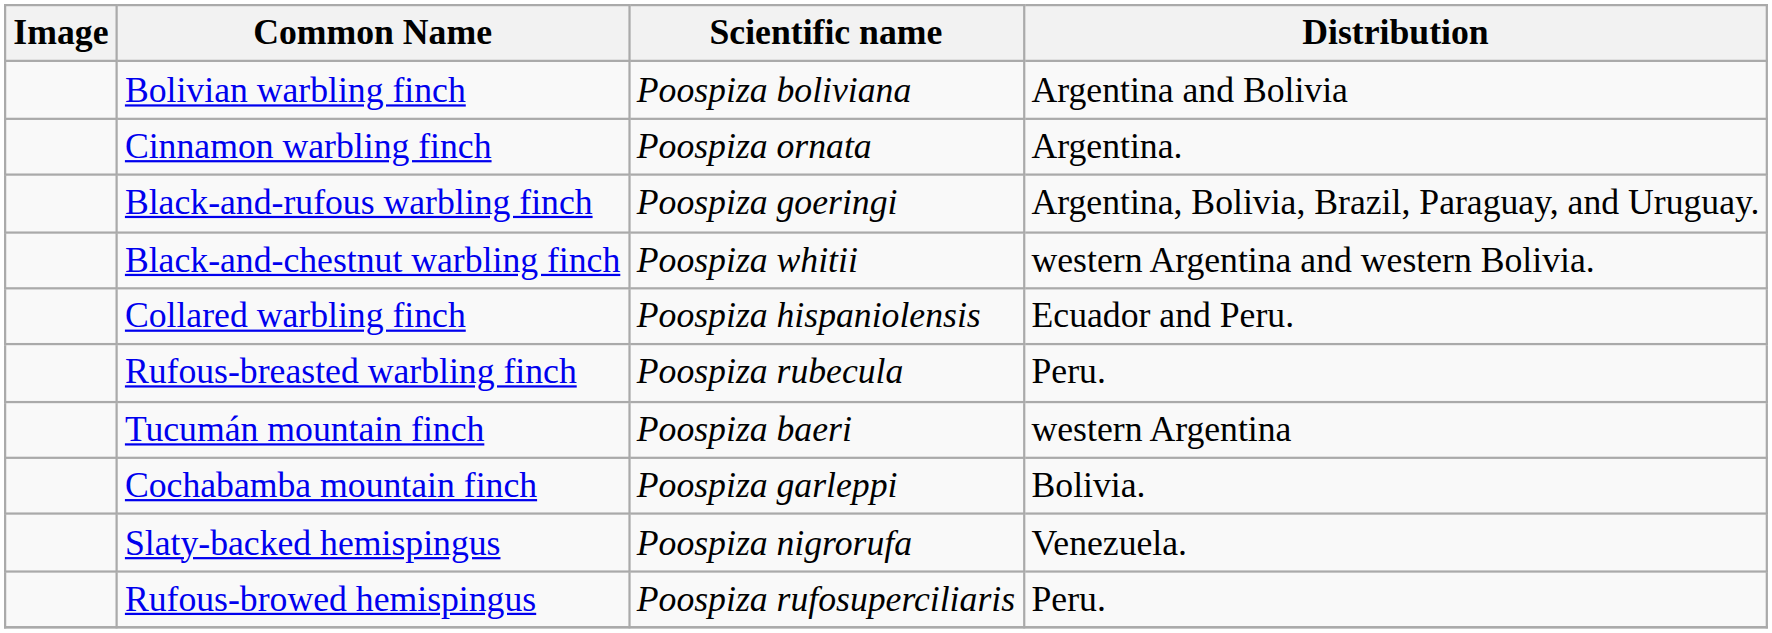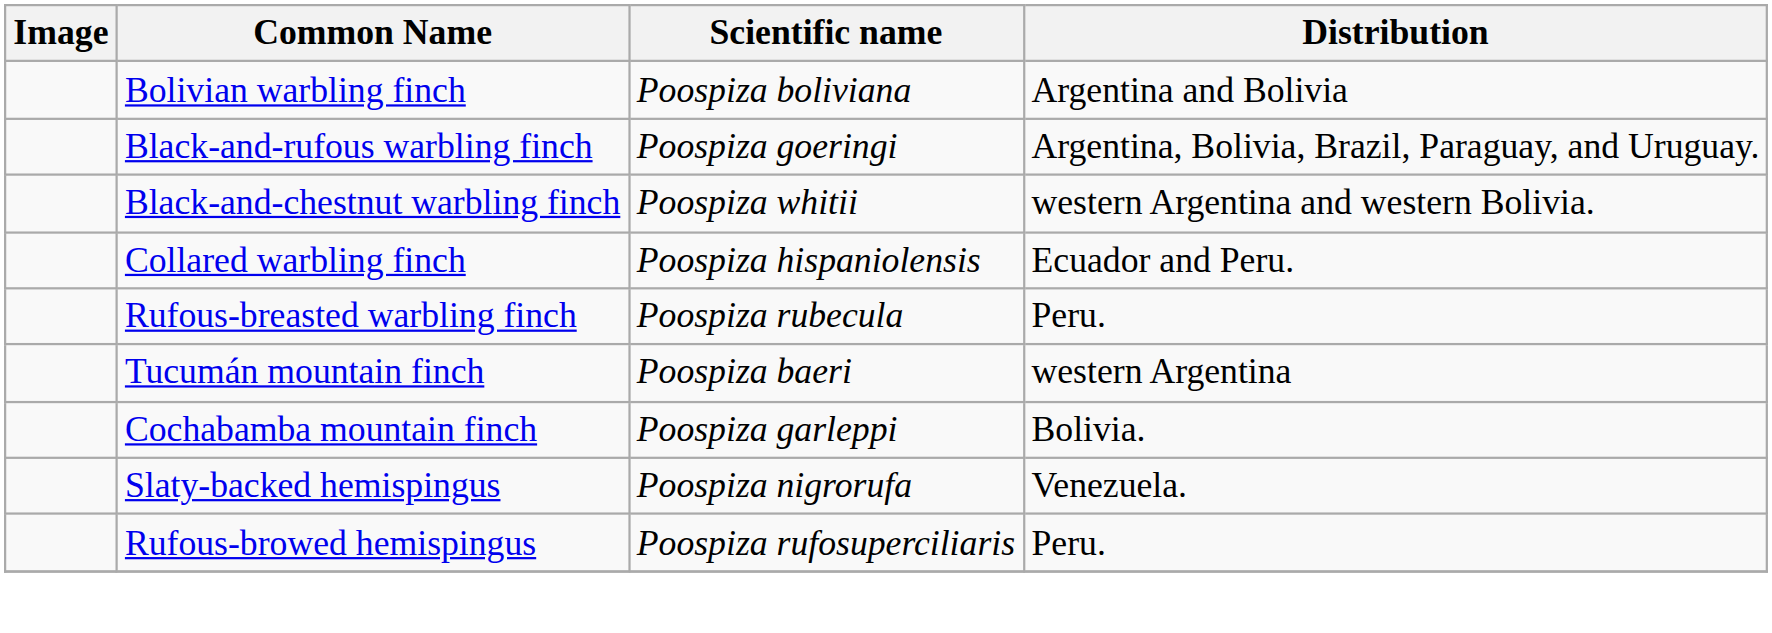- row: (308, 145)
